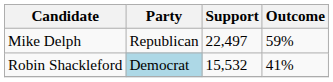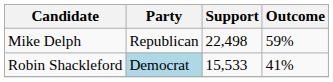(227, 40) 22,497 -> (227, 40) 22,498
(227, 64) 15,532 -> (227, 64) 15,533
